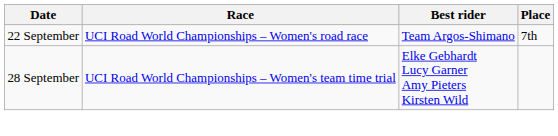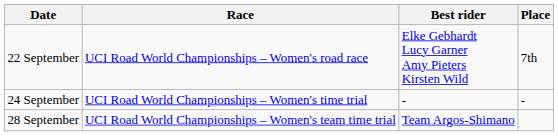(458, 35) Team Argos-Shimano -> (439, 57) Elke Gebhardt Lucy Garner Amy Pieters Kirsten Wild
+ row: (43, 99)
(439, 77) Elke Gebhardt Lucy Garner Amy Pieters Kirsten Wild -> (458, 120) Team Argos-Shimano
